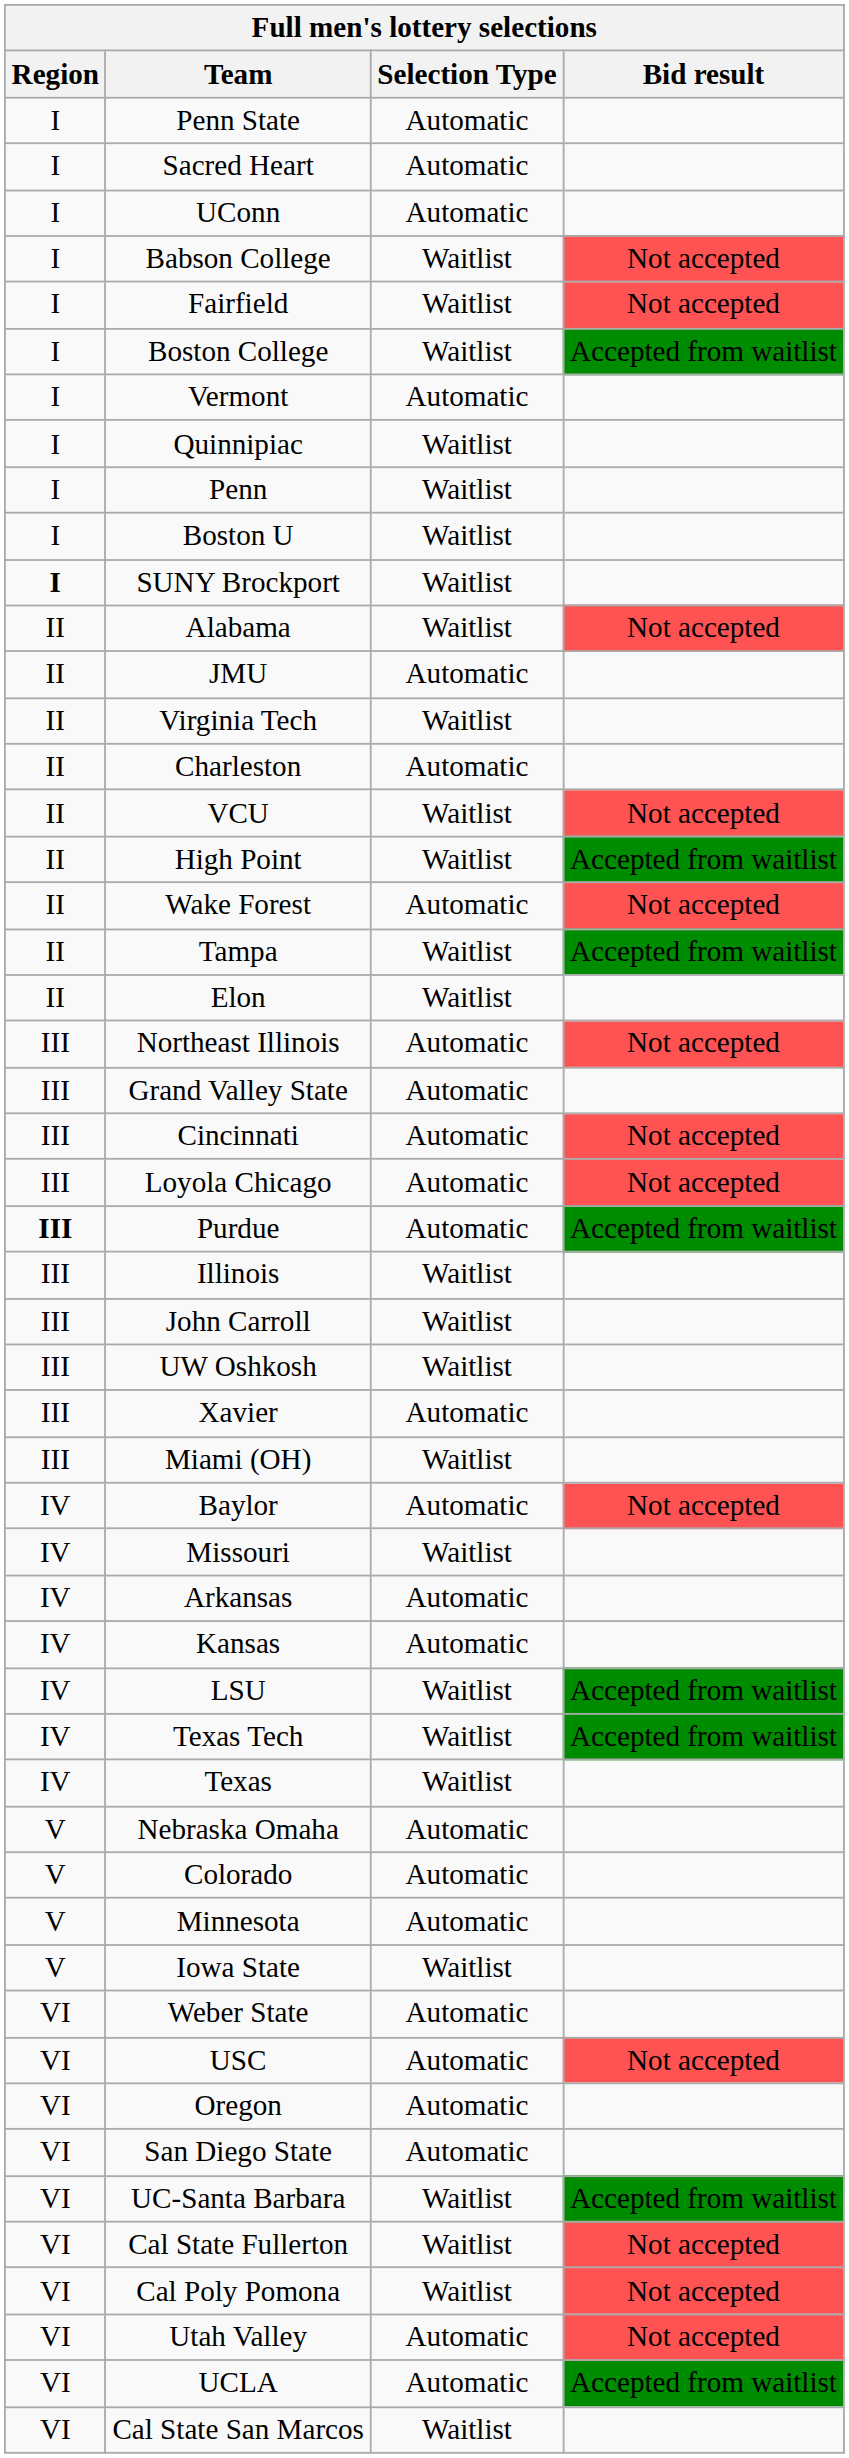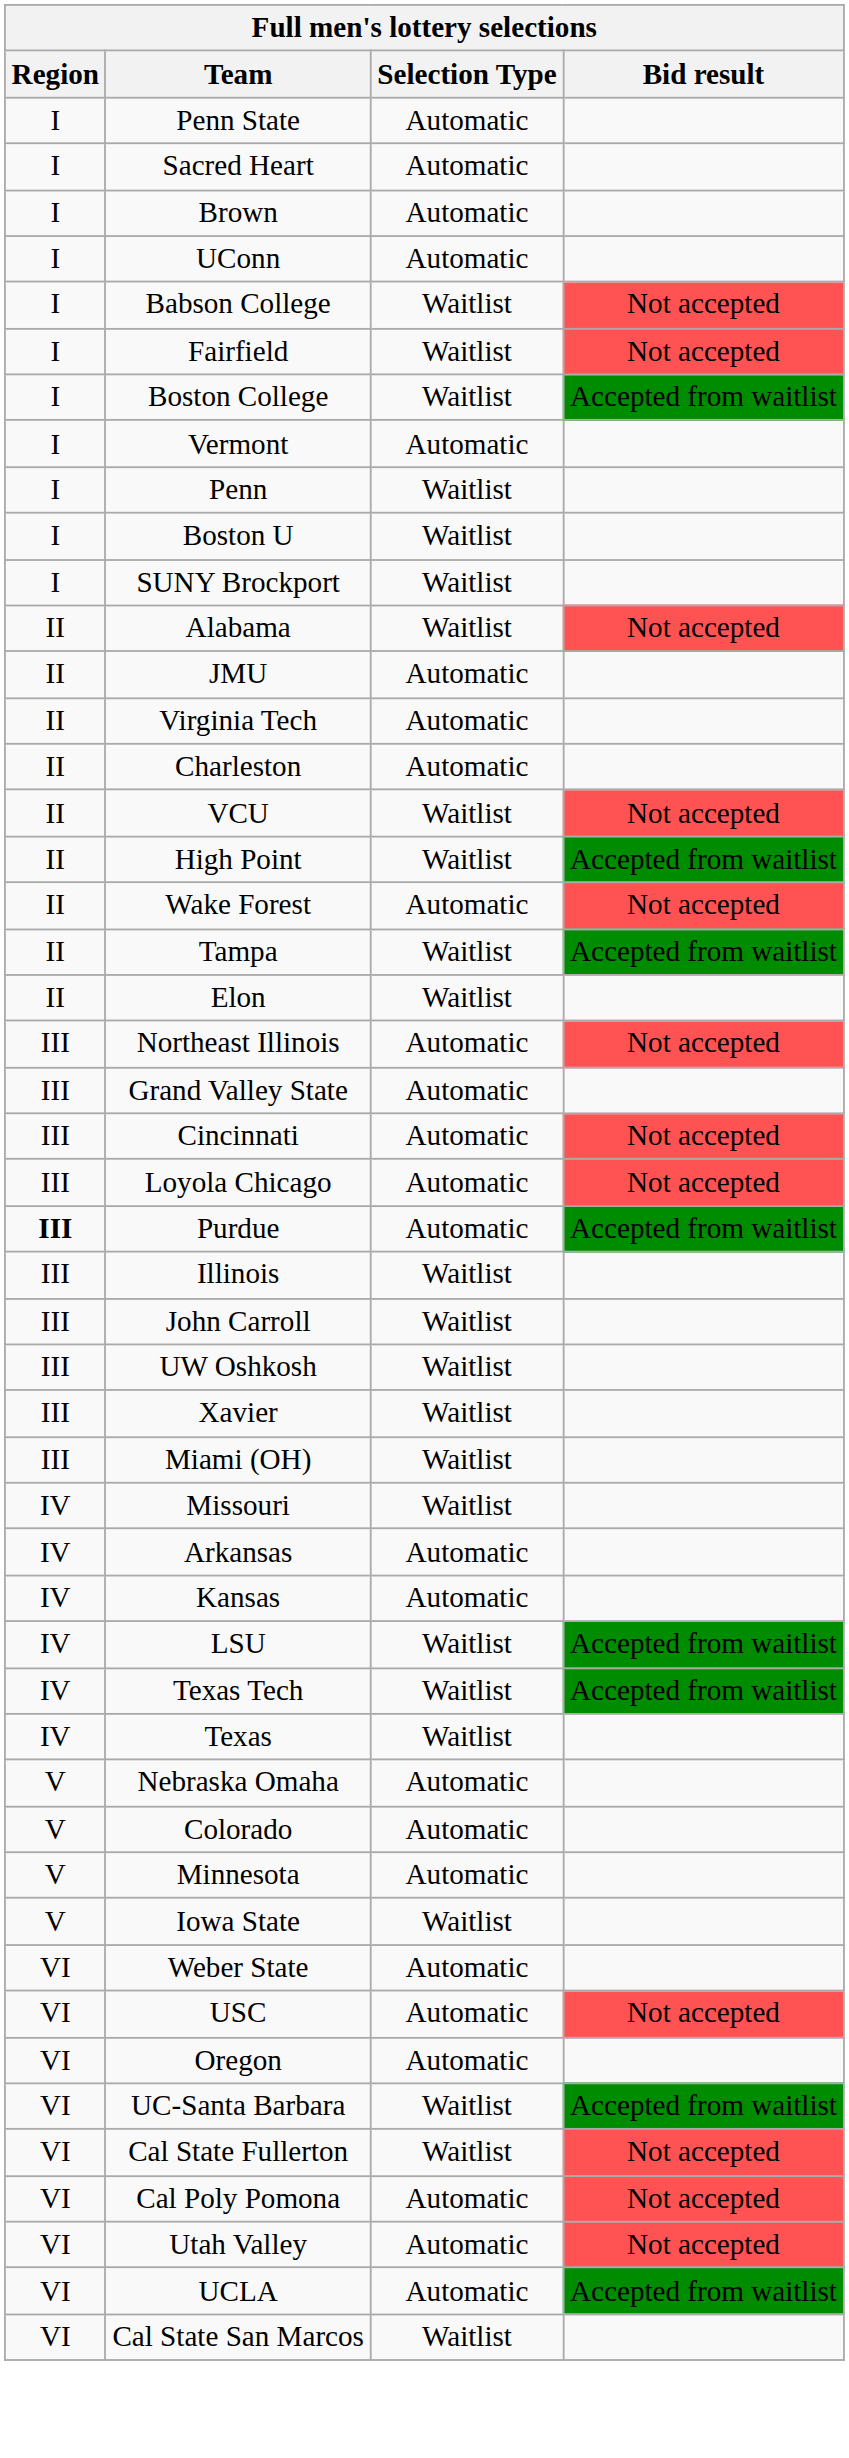+ row: (238, 212)
- row: (238, 443)
(55, 581) bold -> (55, 581) normal
(467, 720) Waitlist -> (467, 720) Automatic
(467, 1413) Automatic -> (467, 1413) Waitlist
- row: (238, 1505)
- row: (238, 2151)
(467, 2290) Waitlist -> (467, 2198) Automatic
